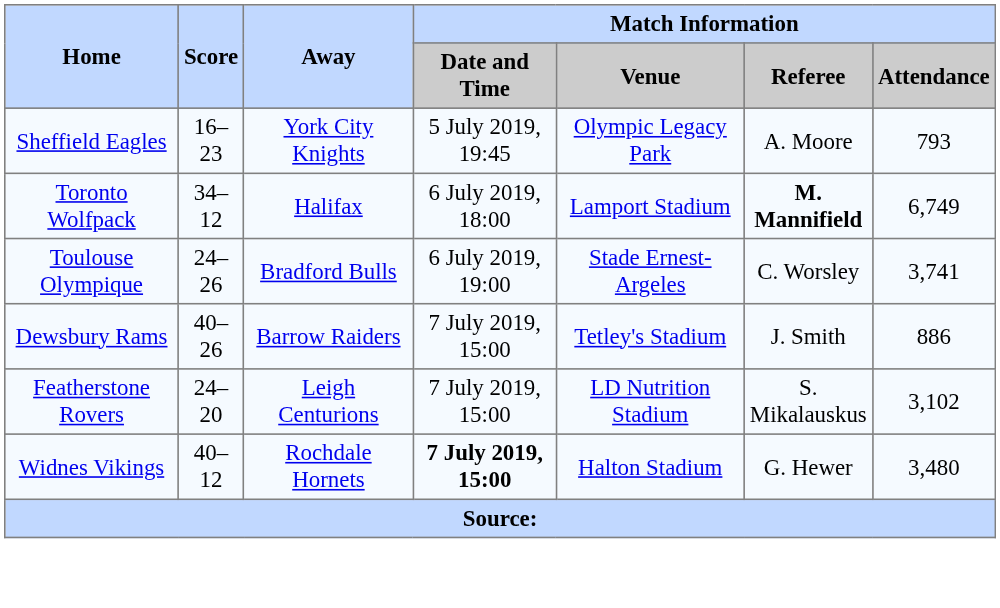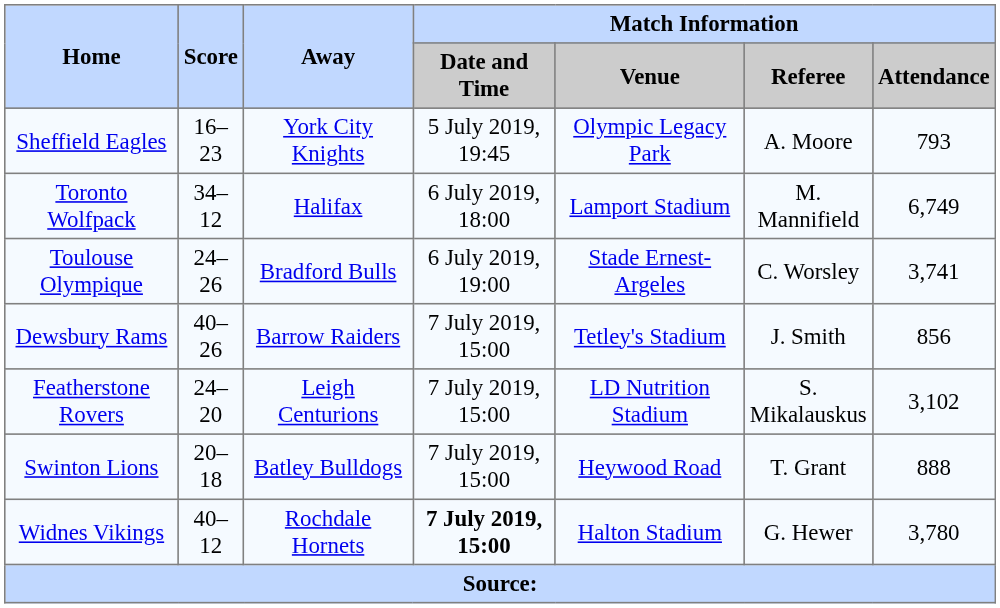(808, 205) bold -> (808, 205) normal
(934, 336) 886 -> (934, 336) 856
+ row: (91, 466)
(934, 466) 3,480 -> (934, 531) 3,780
